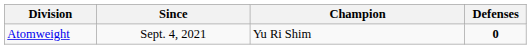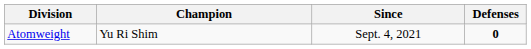columns swapped: (357, 14) <-> (173, 14)
